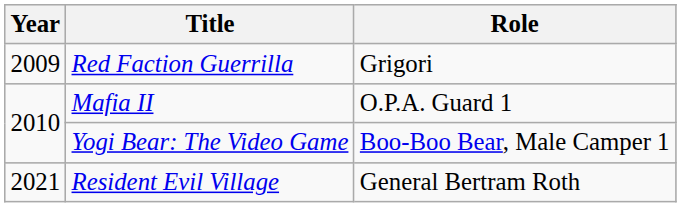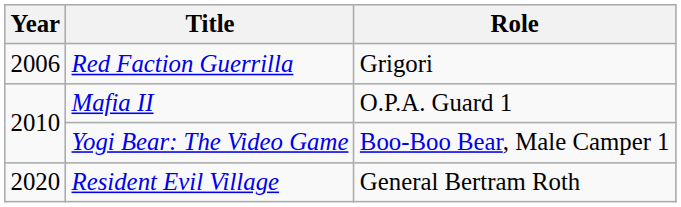(35, 63) 2009 -> (35, 63) 2006
(35, 181) 2021 -> (35, 181) 2020
